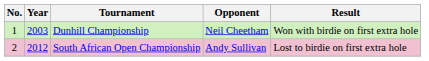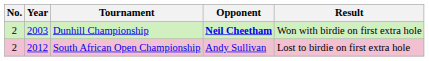(14, 30) 1 -> (14, 30) 2
(237, 30) normal -> (239, 30) bold
